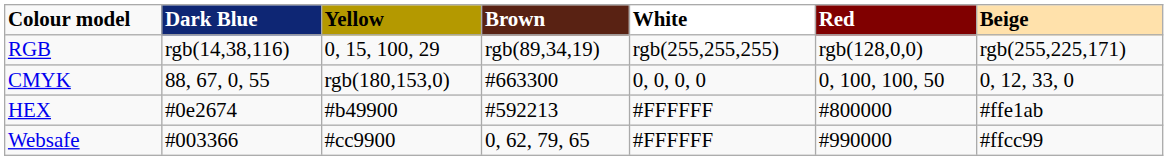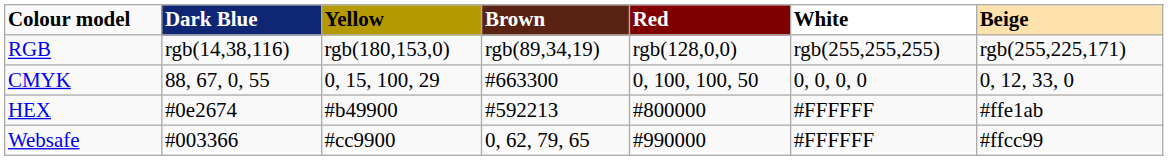columns swapped: (660, 19) <-> (837, 19)
(382, 49) 0, 15, 100, 29 -> (387, 49) rgb(180,153,0)
(387, 79) rgb(180,153,0) -> (382, 79) 0, 15, 100, 29
